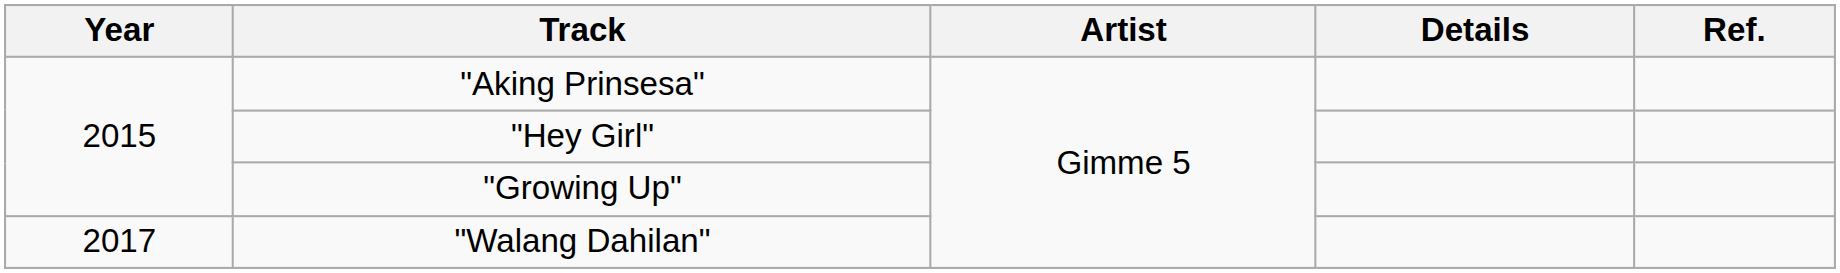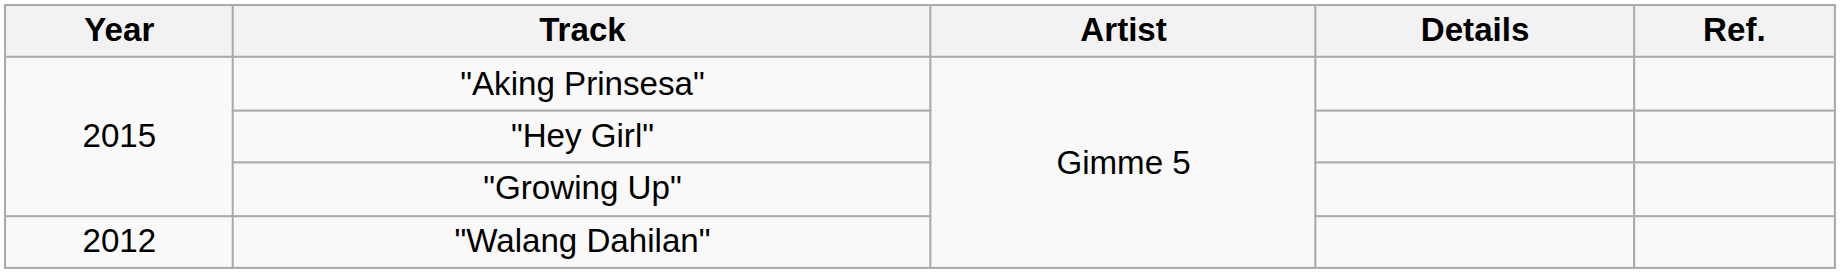(119, 240) 2017 -> (119, 240) 2012
